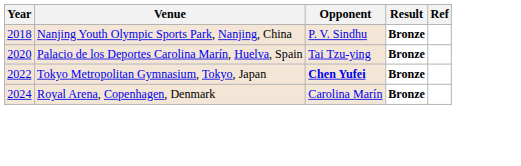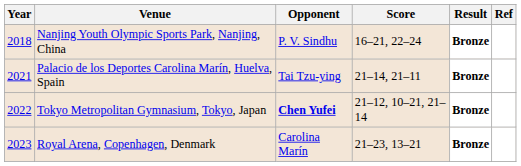+ column: (401, 14)
(19, 54) 2020 -> (19, 76) 2021
(19, 94) 2024 -> (19, 144) 2023
